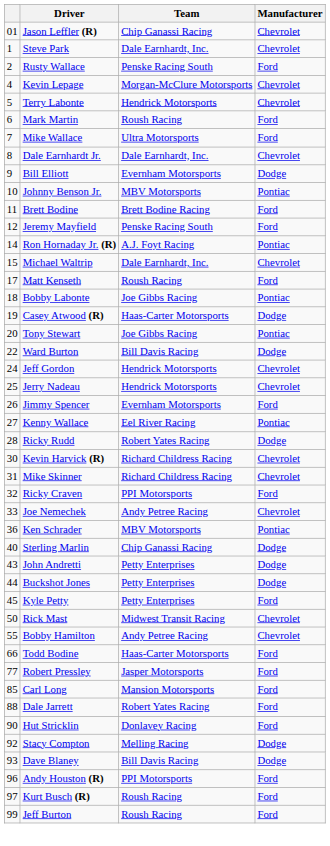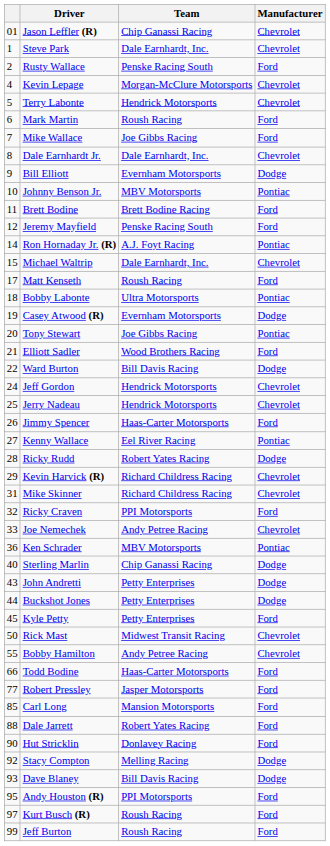(160, 138) Ultra Motorsports -> (159, 138) Joe Gibbs Racing
(159, 298) Joe Gibbs Racing -> (160, 298) Ultra Motorsports
(175, 316) Haas-Carter Motorsports -> (171, 316) Evernham Motorsports
+ row: (51, 351)
(171, 405) Evernham Motorsports -> (175, 422) Haas-Carter Motorsports
(12, 458) 30 -> (12, 476) 29
(12, 778) 96 -> (12, 796) 95
